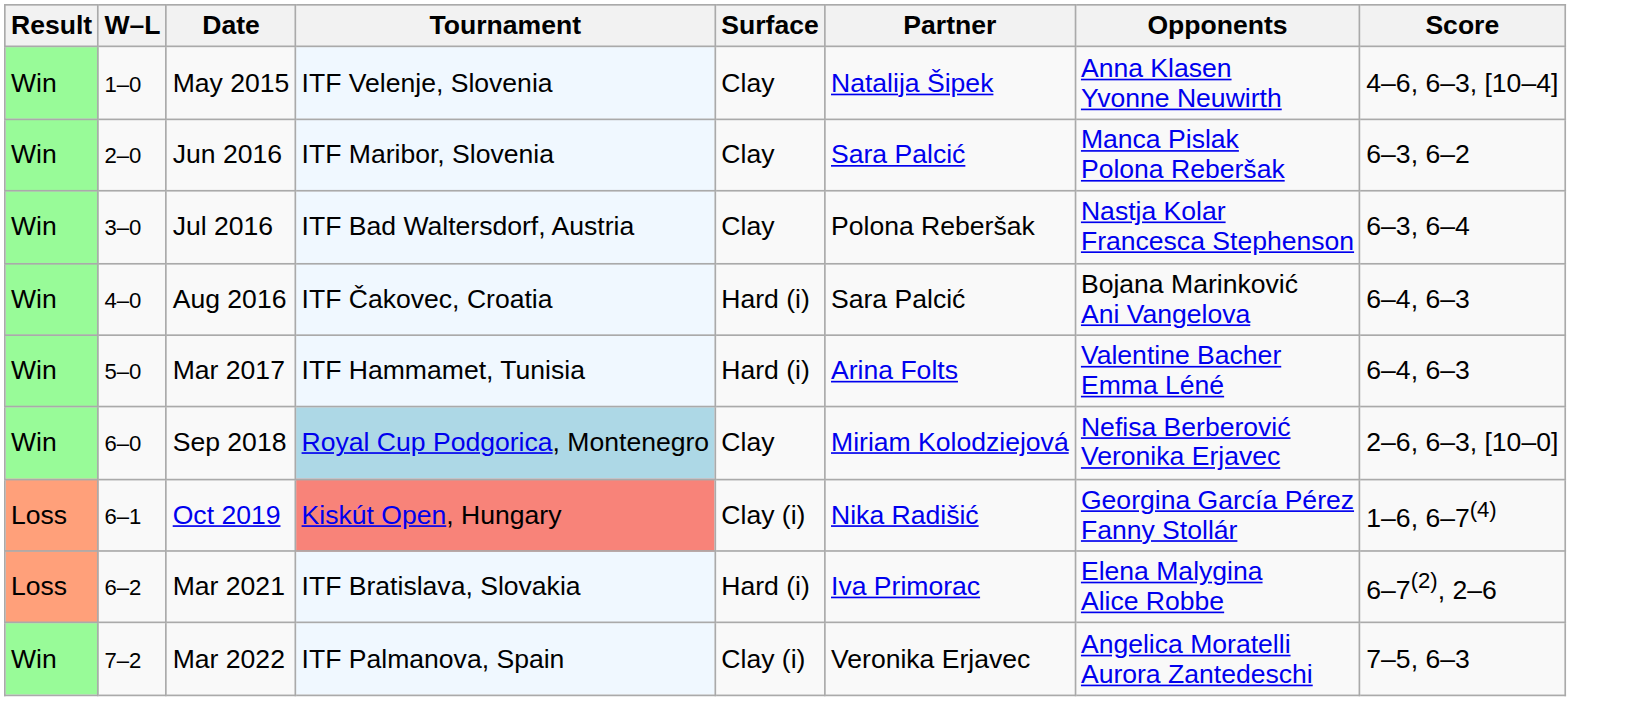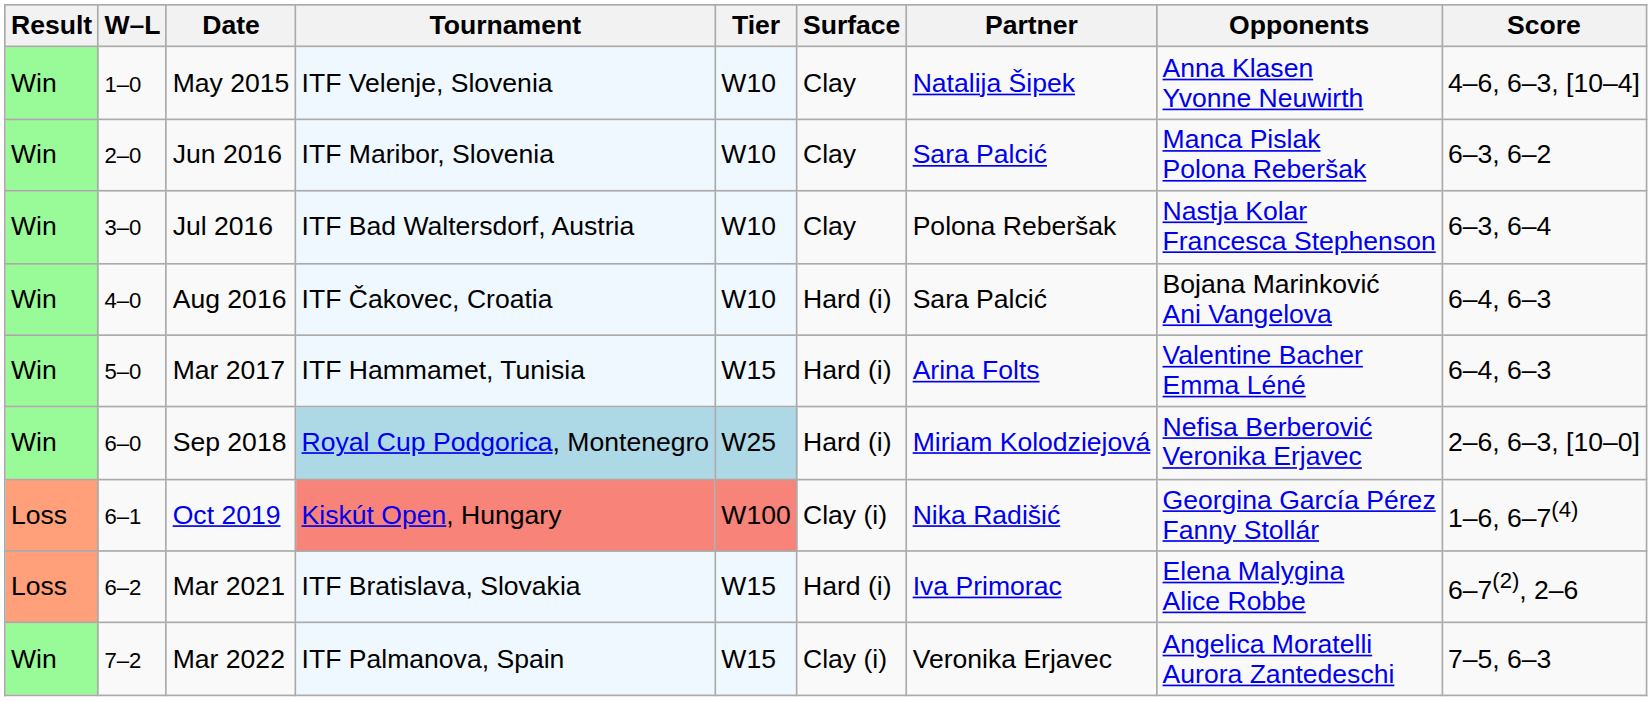+ column: (756, 25)
(748, 442) Clay -> (847, 442) Hard (i)
